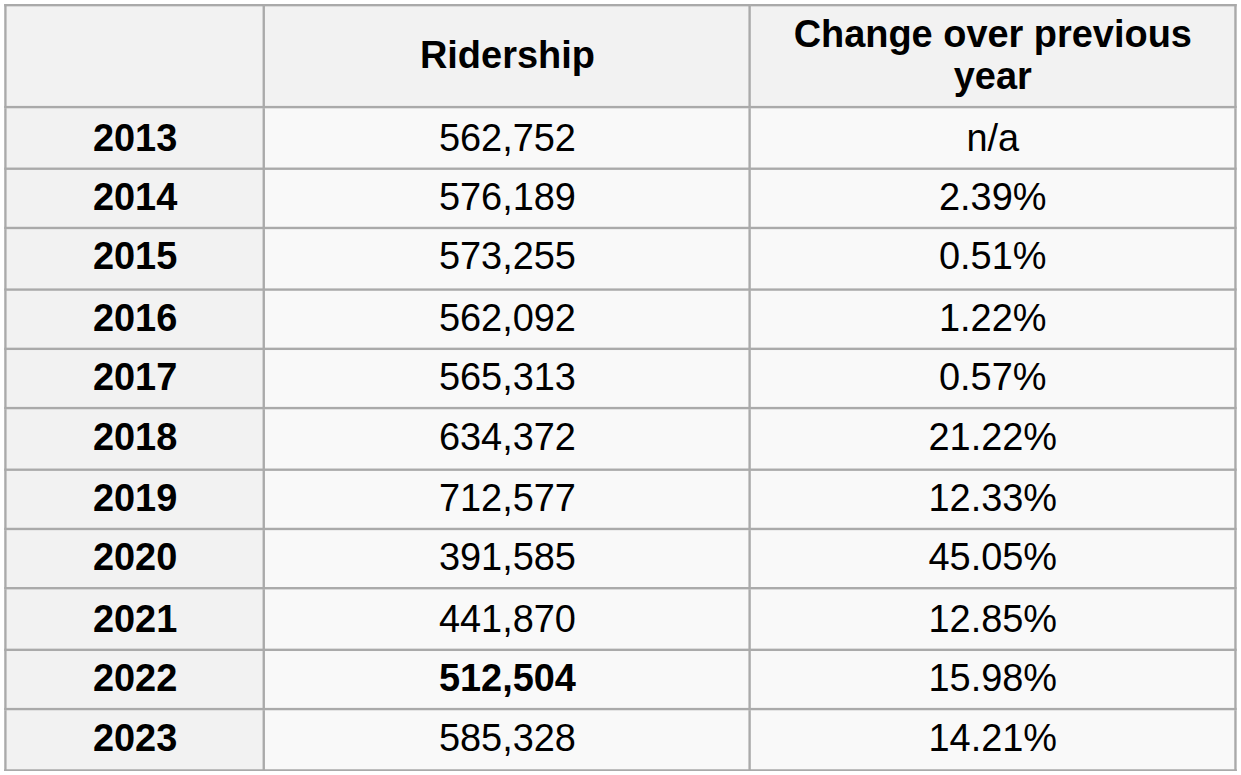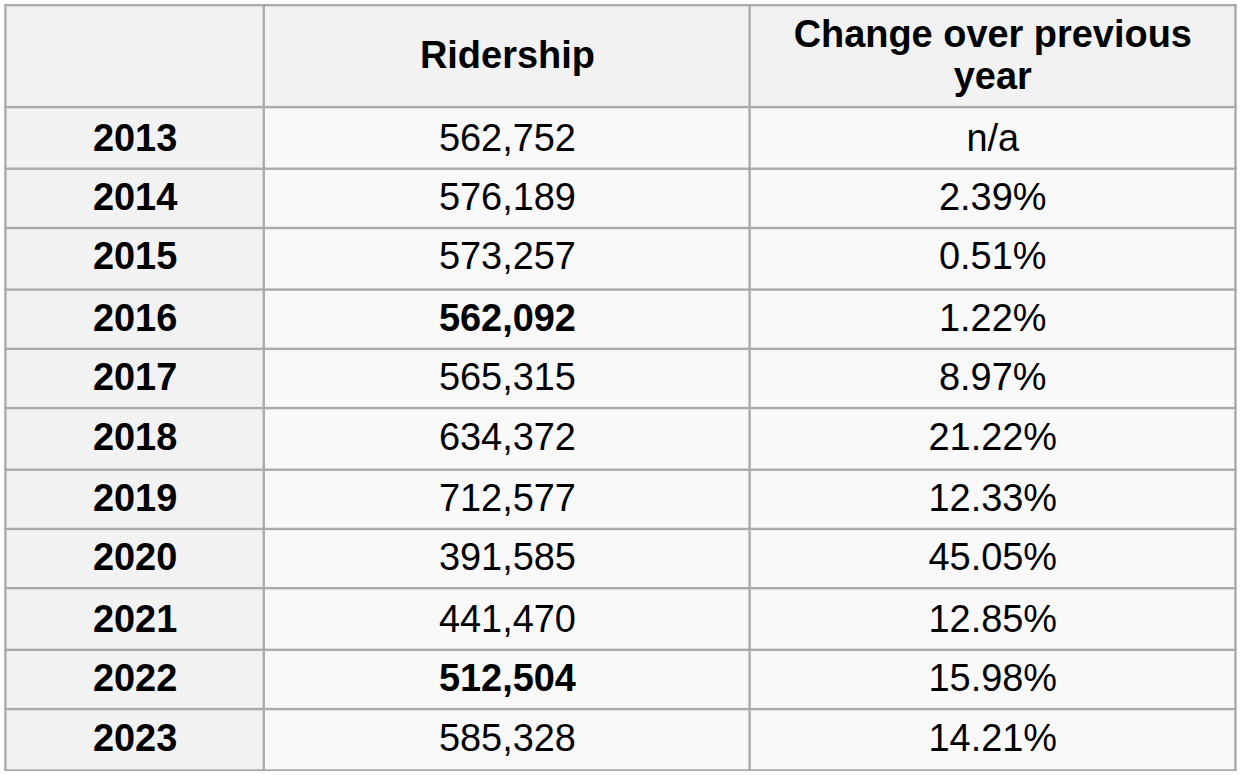(507, 257) 573,255 -> (507, 257) 573,257
(507, 317) normal -> (507, 317) bold
(507, 377) 565,313 -> (507, 377) 565,315
(993, 377) 0.57% -> (993, 377) 8.97%
(507, 618) 441,870 -> (507, 618) 441,470
